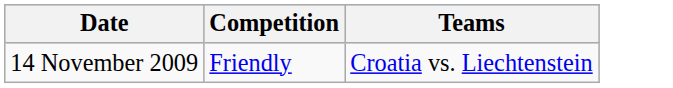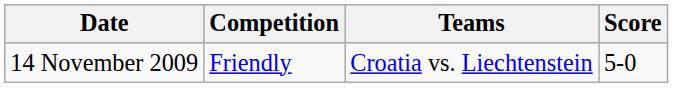+ column: (633, 23)
